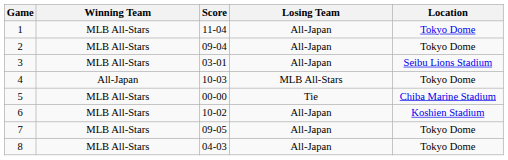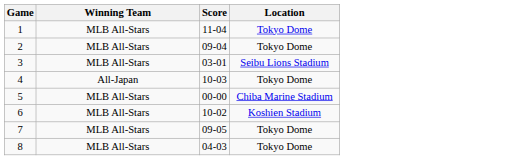- column: (311, 12)
